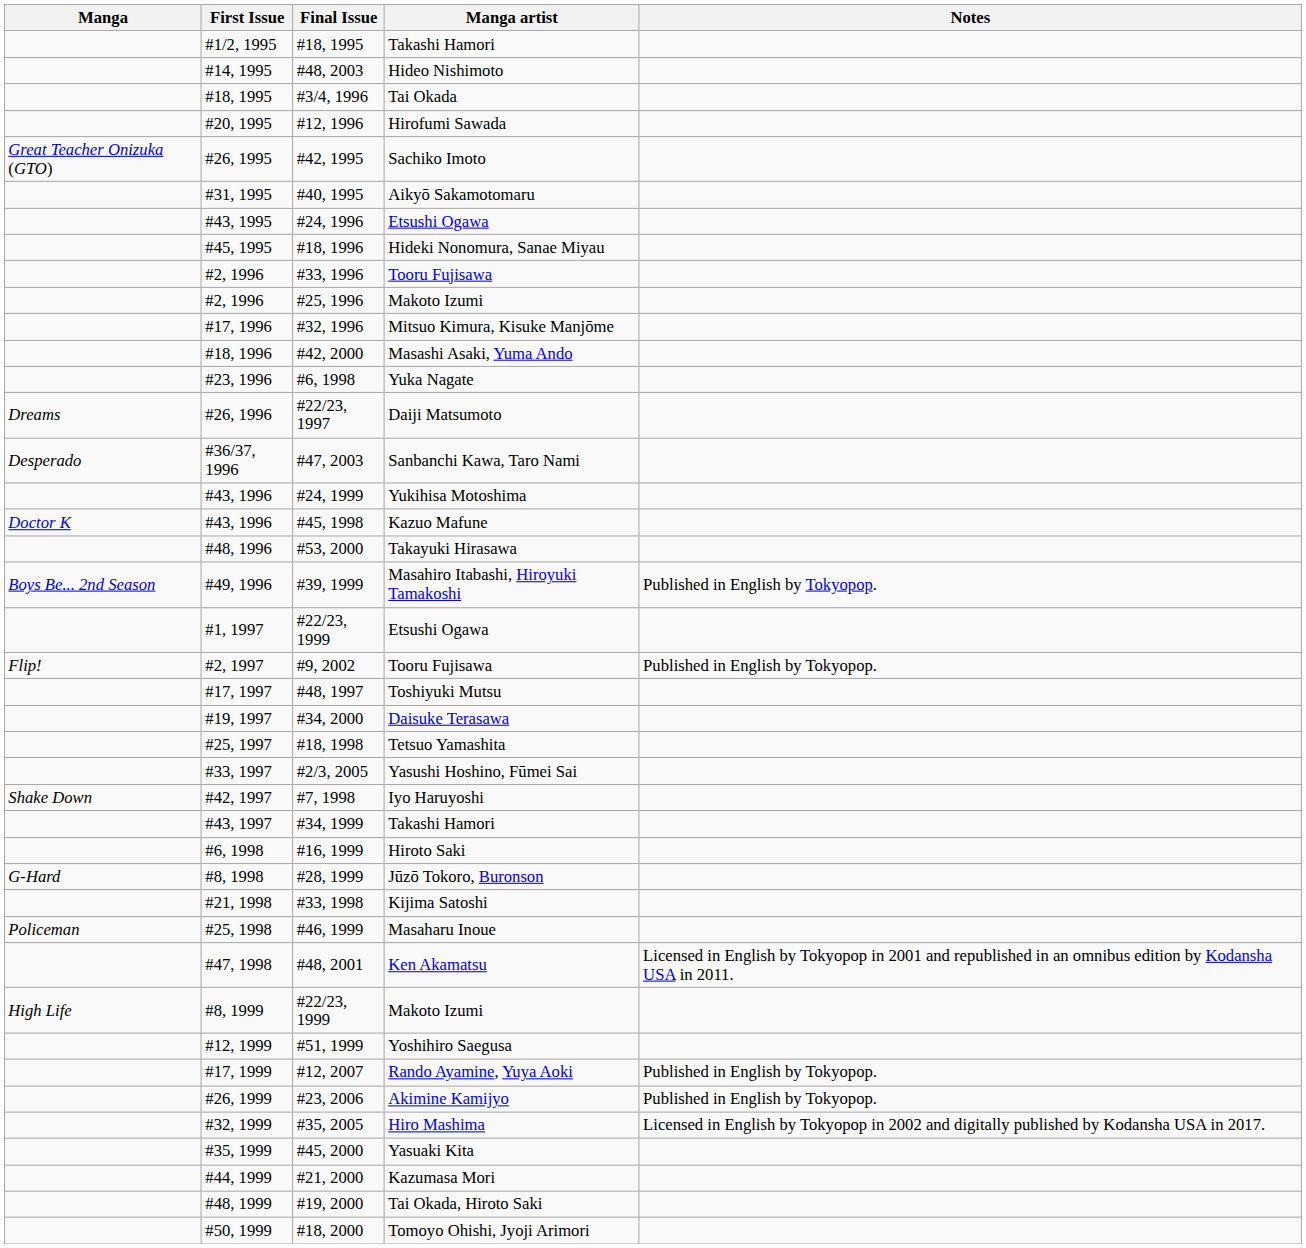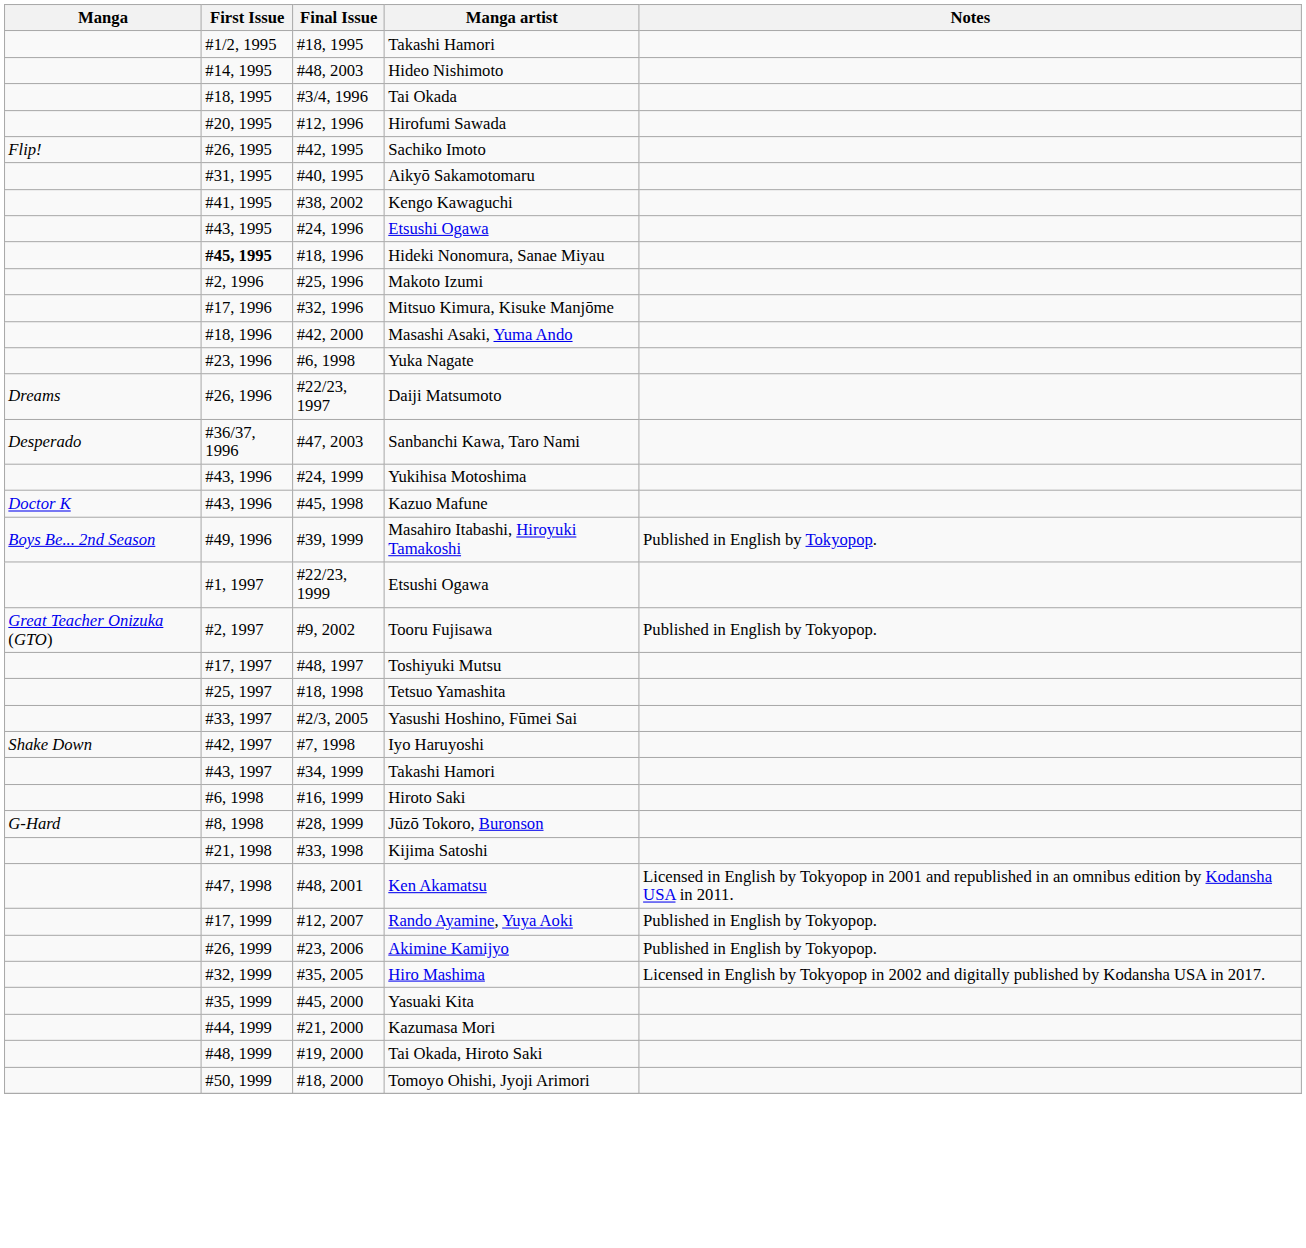(86, 159) Great Teacher Onizuka (GTO) -> (25, 149) Flip!
+ row: (330, 202)
(239, 247) normal -> (239, 255) bold
- row: (330, 273)
- row: (330, 548)
(25, 665) Flip! -> (86, 629) Great Teacher Onizuka (GTO)
- row: (330, 718)
- row: (330, 929)
- row: (322, 1010)
- row: (330, 1045)
